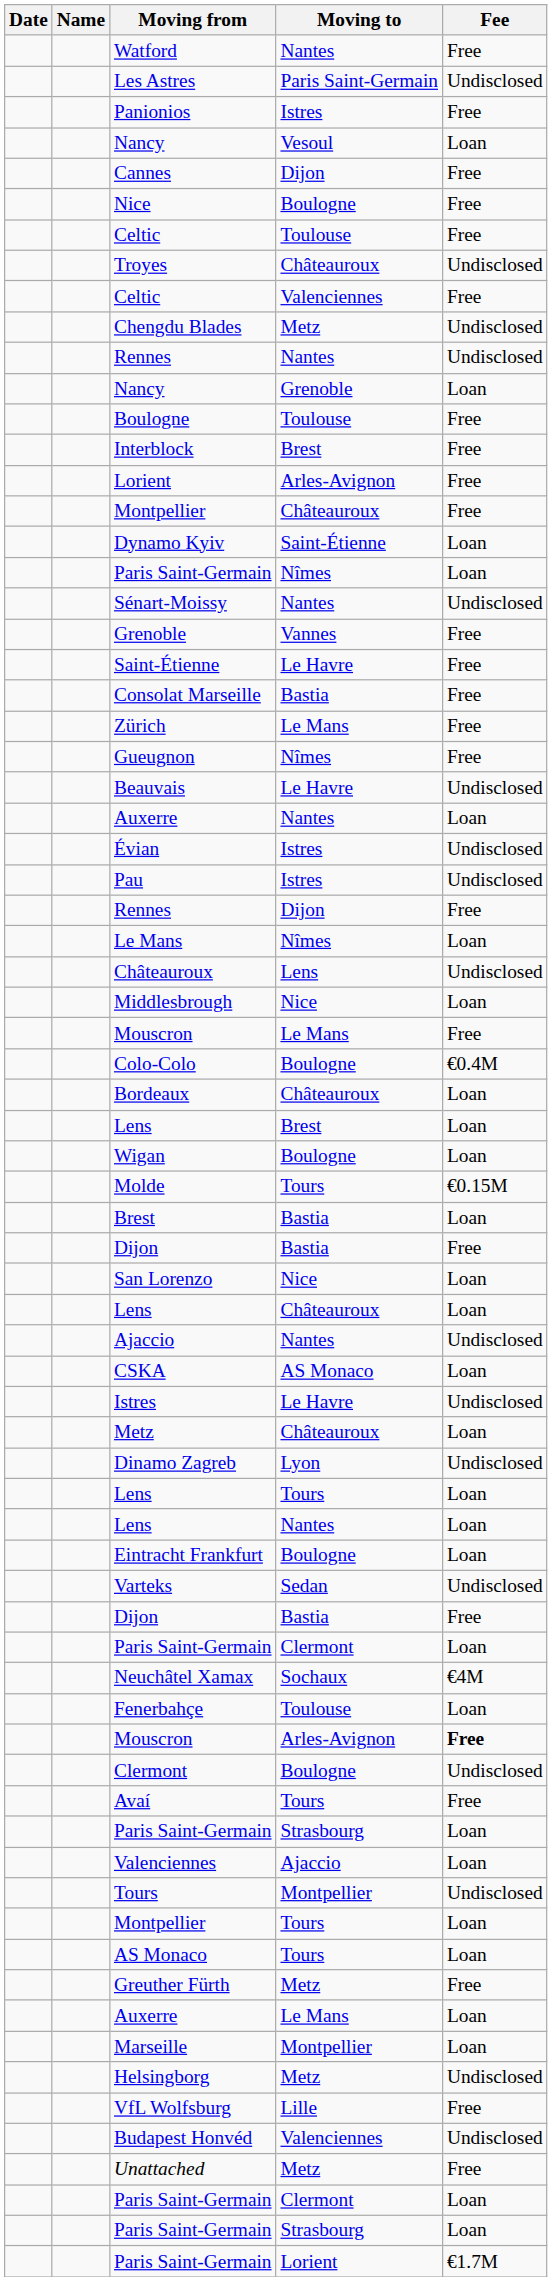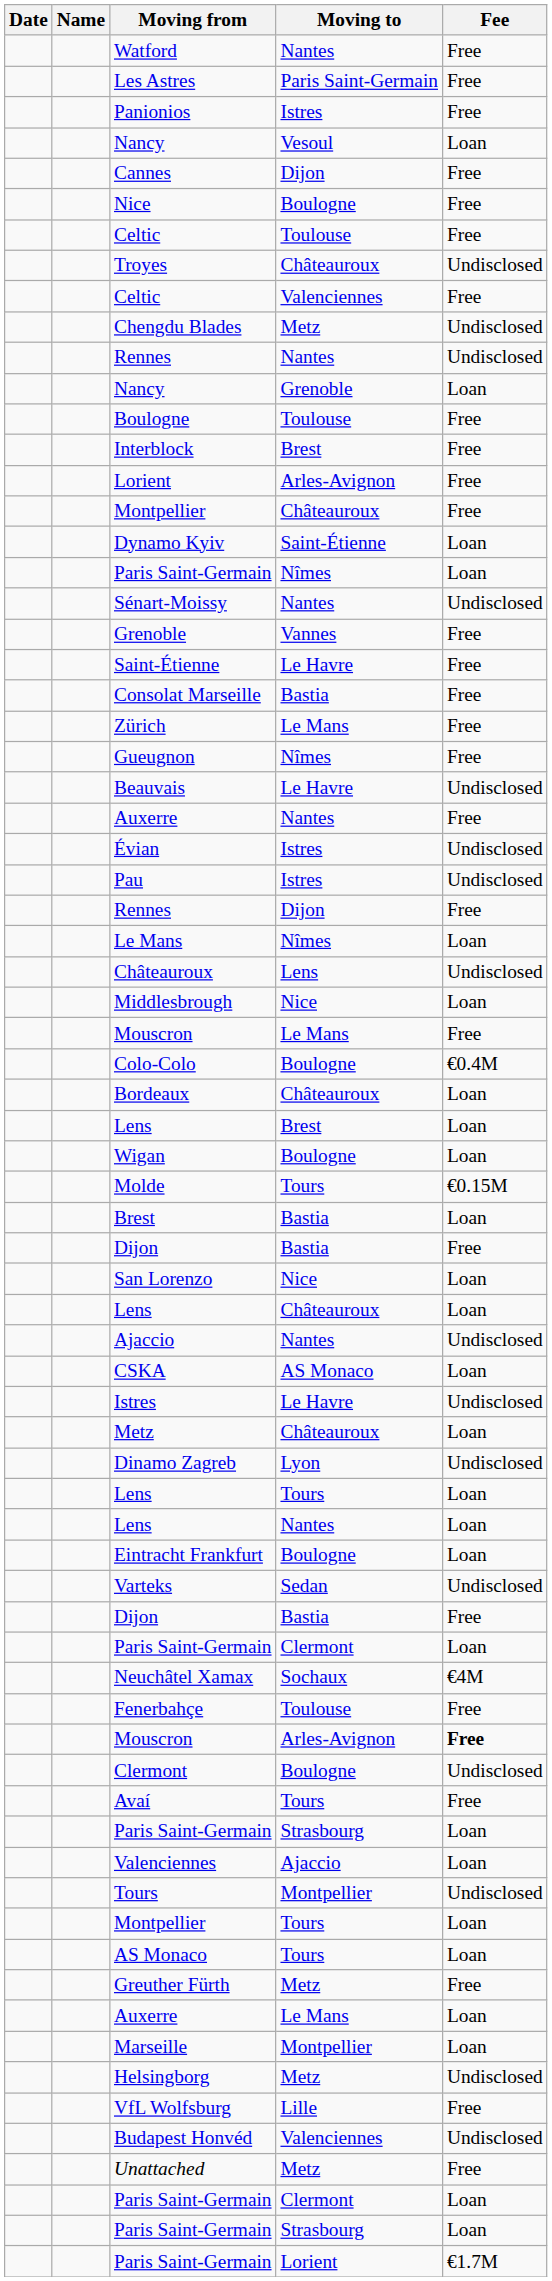(495, 81) Undisclosed -> (464, 81) Free
(467, 818) Loan -> (464, 818) Free
(467, 1708) Loan -> (464, 1708) Free
